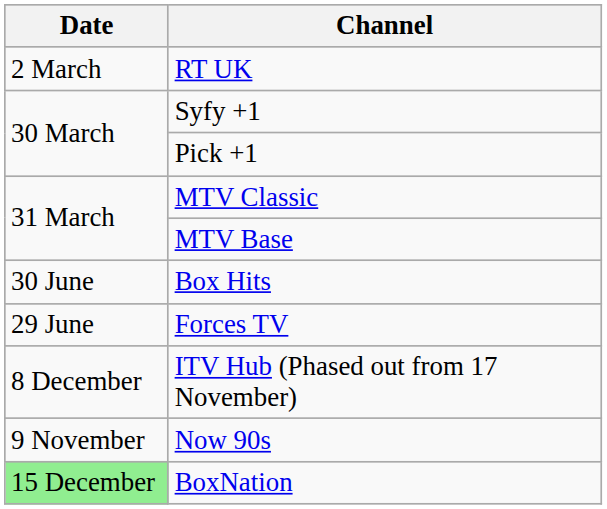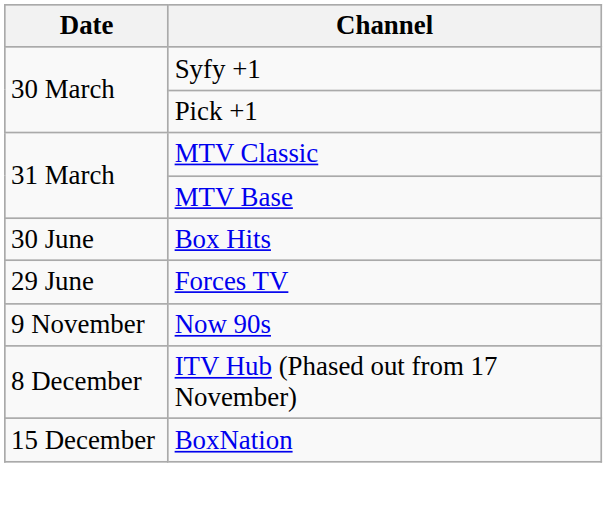- row: (214, 68)
rows swapped: (223, 439) <-> (336, 381)
(83, 482) lightgreen background -> (83, 439) no background
